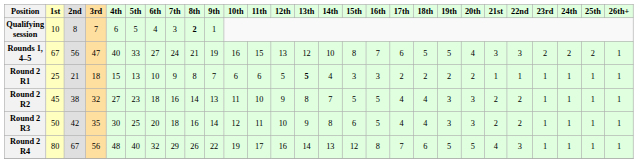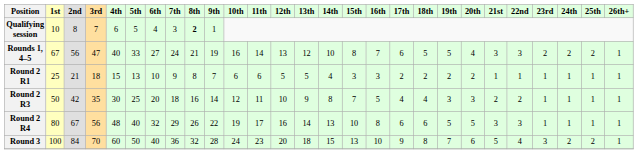(259, 52) 15 -> (259, 52) 14
(307, 76) bold -> (307, 76) normal
- row: (25, 99)
(354, 123) 6 -> (354, 99) 7
(354, 146) 12 -> (354, 123) 10
(402, 146) 7 -> (402, 123) 6
(496, 146) 4 -> (496, 123) 3
+ row: (25, 141)
